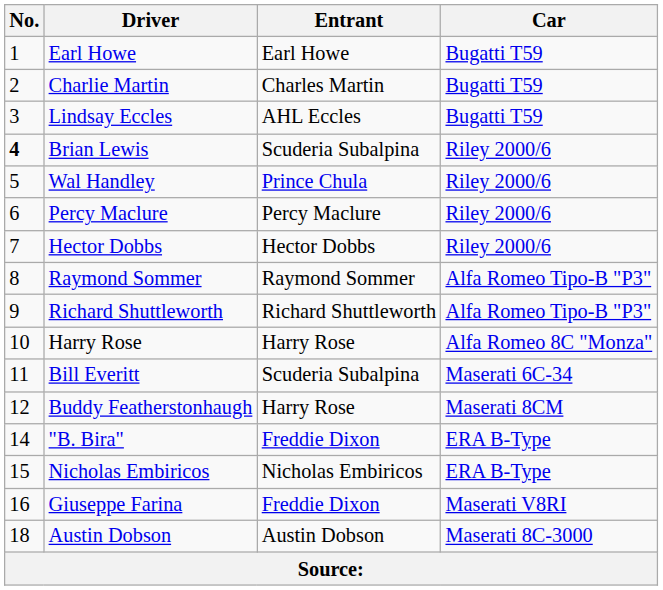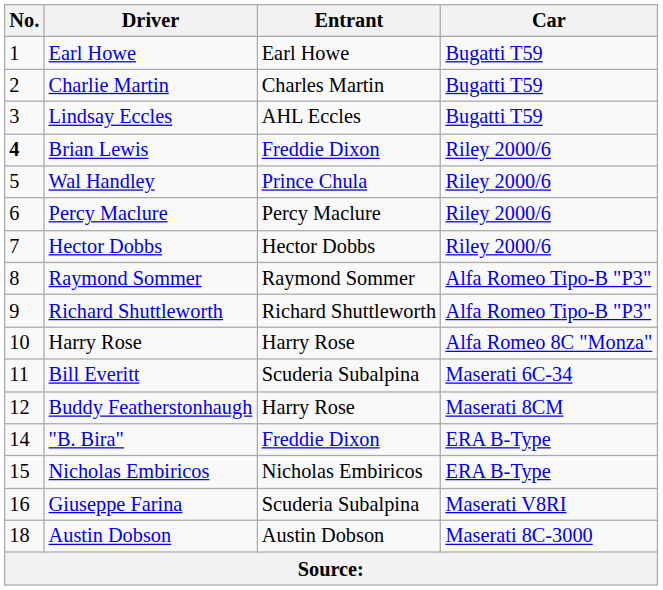(340, 149) Scuderia Subalpina -> (321, 149) Freddie Dixon
(321, 504) Freddie Dixon -> (340, 504) Scuderia Subalpina
